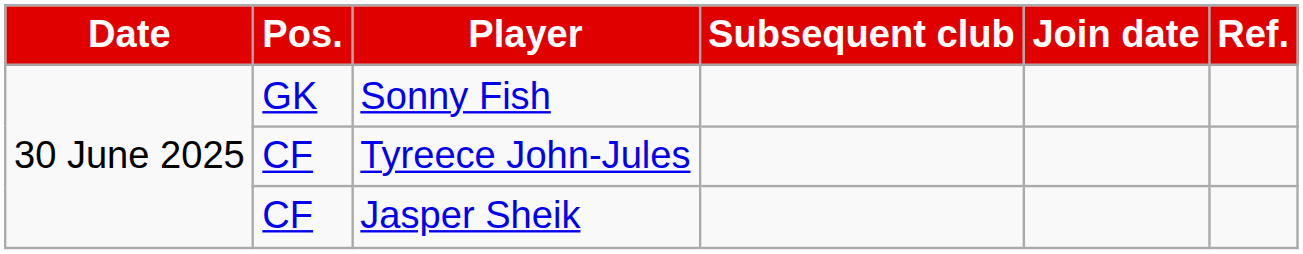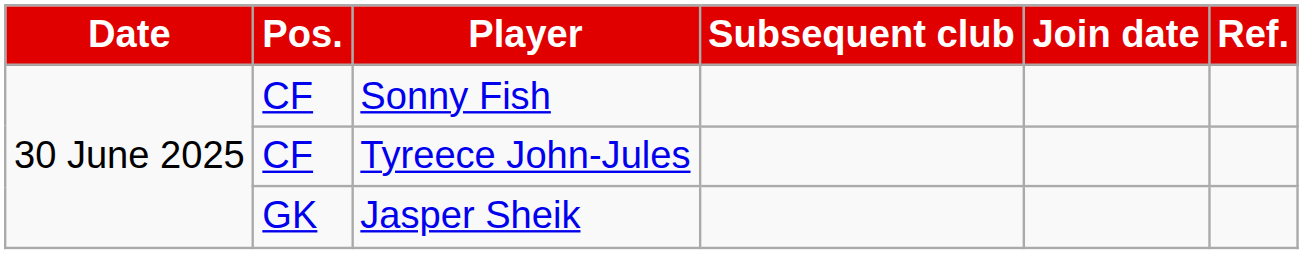(290, 95) GK -> (288, 95) CF
(288, 215) CF -> (290, 215) GK
